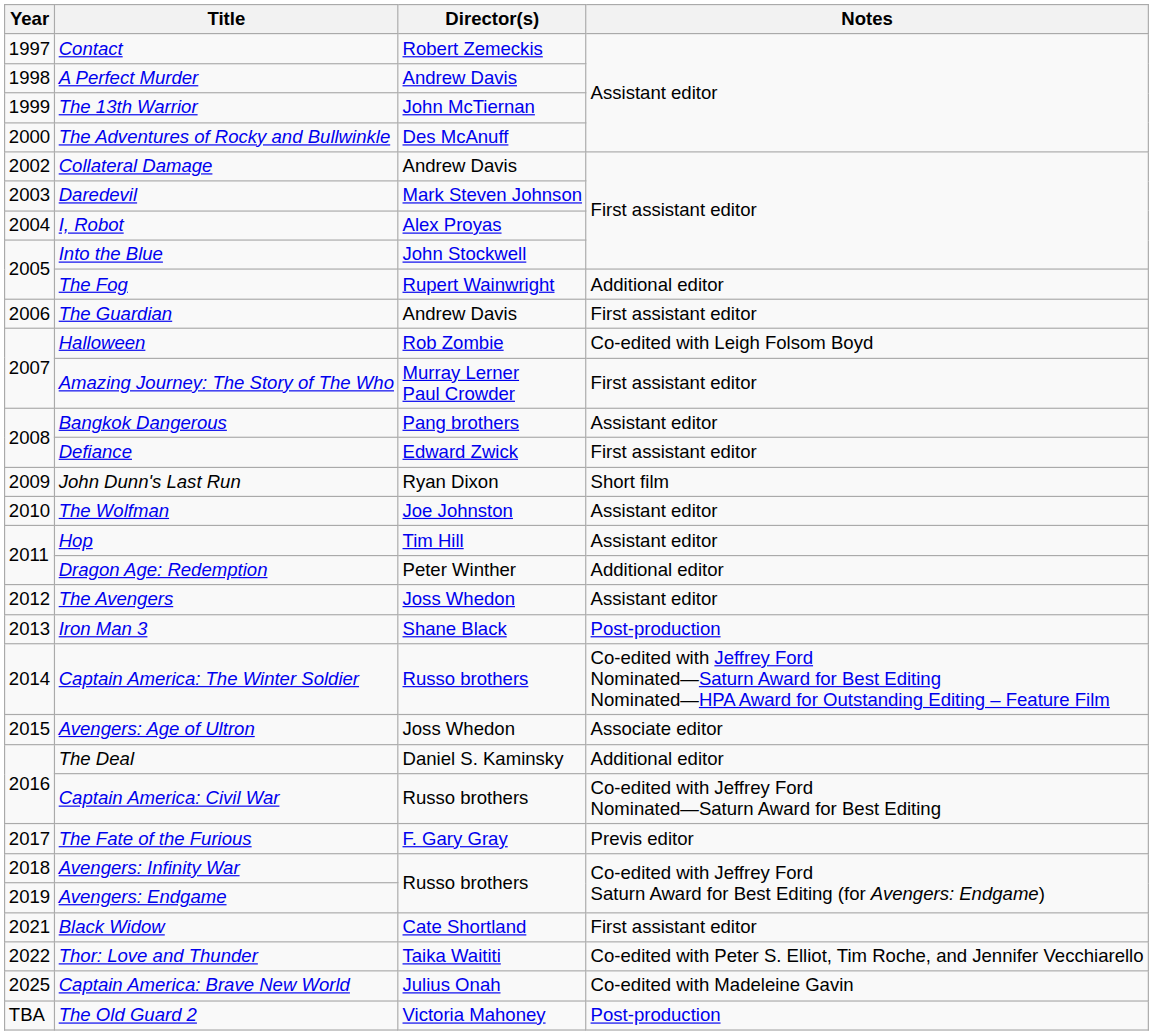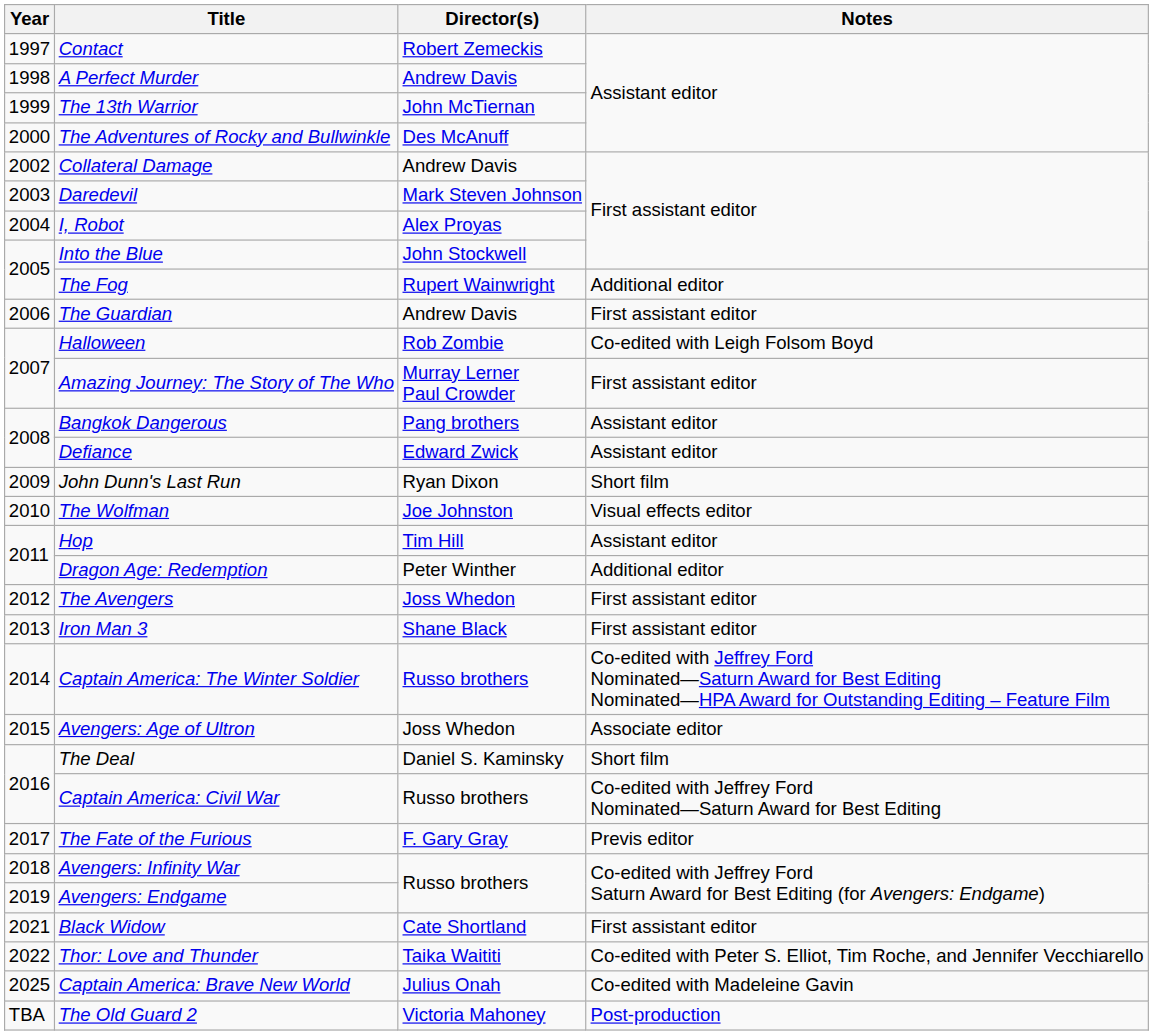(674, 452) First assistant editor -> (654, 452) Assistant editor
(654, 511) Assistant editor -> (671, 511) Visual effects editor
(654, 599) Assistant editor -> (674, 599) First assistant editor
(656, 628) Post-production -> (674, 628) First assistant editor
(657, 758) Additional editor -> (630, 758) Short film
